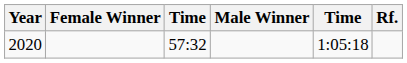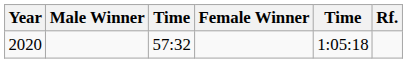columns swapped: (262, 17) <-> (105, 17)
